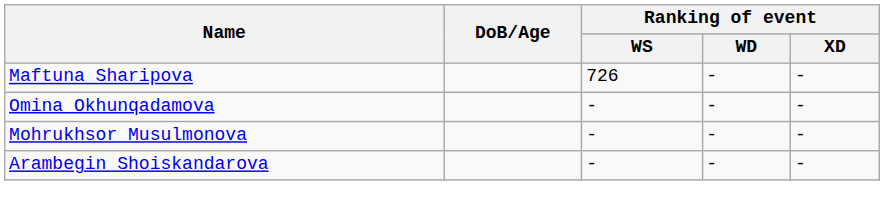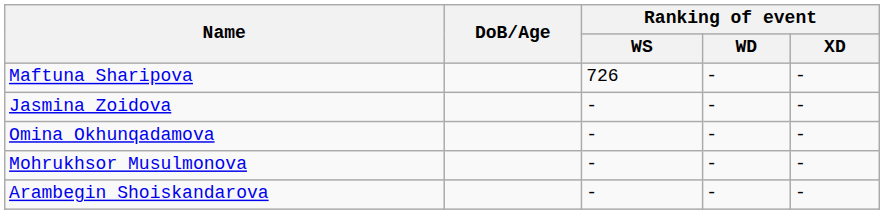+ row: (90, 107)
